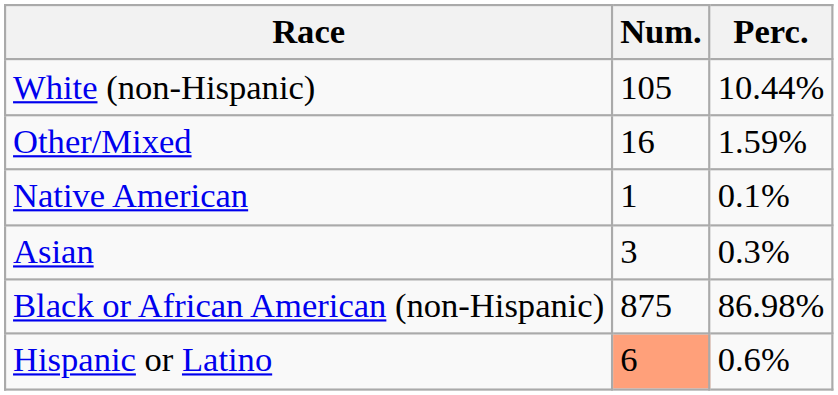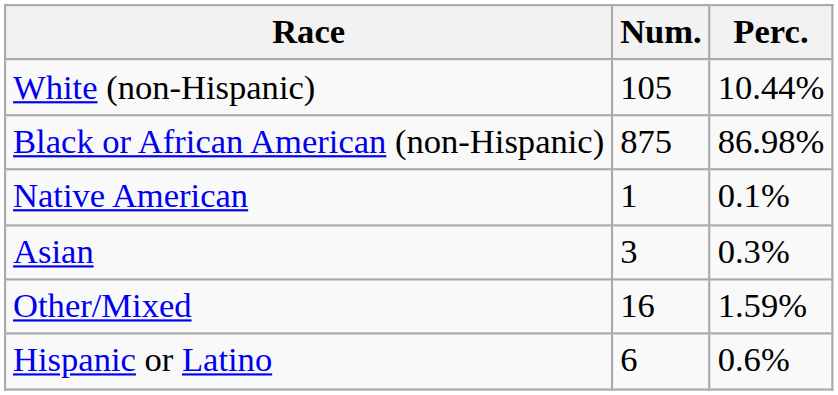rows swapped: (309, 305) <-> (102, 141)
(629, 360) lightsalmon background -> (629, 360) no background
